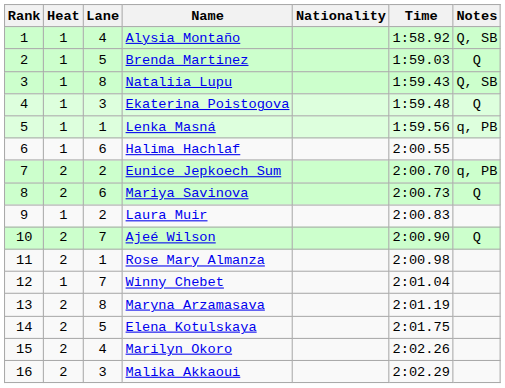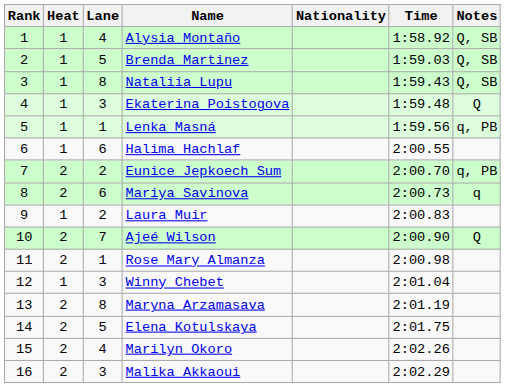(477, 60) Q -> (477, 60) Q, SB
(477, 194) Q -> (477, 194) q
(103, 283) 7 -> (103, 283) 3
